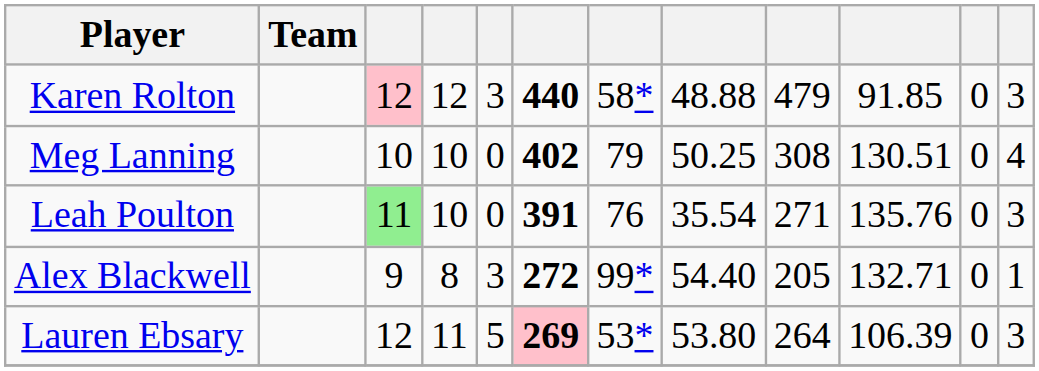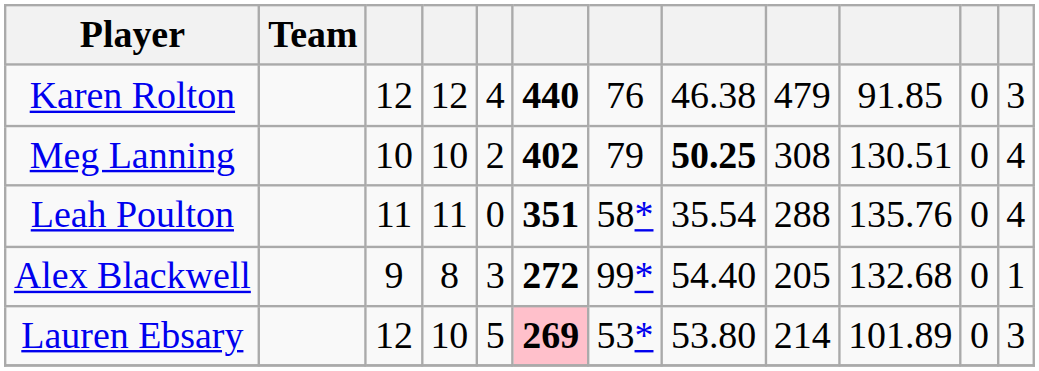(394, 94) pink background -> (394, 94) no background
(495, 94) 3 -> (495, 94) 4
(625, 94) 58* -> (625, 94) 76
(714, 94) 48.88 -> (714, 94) 46.38
(495, 154) 0 -> (495, 154) 2
(714, 154) normal -> (714, 154) bold
(394, 214) lightgreen background -> (394, 214) no background
(449, 214) 10 -> (449, 214) 11
(551, 214) 391 -> (551, 214) 351
(625, 214) 76 -> (625, 214) 58*
(802, 214) 271 -> (802, 214) 288
(1016, 214) 3 -> (1016, 214) 4
(900, 275) 132.71 -> (900, 275) 132.68
(449, 335) 11 -> (449, 335) 10
(802, 335) 264 -> (802, 335) 214
(900, 335) 106.39 -> (900, 335) 101.89
